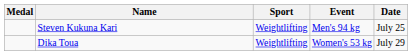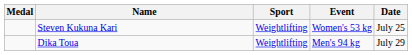(336, 27) Men's 94 kg -> (342, 27) Women's 53 kg
(342, 43) Women's 53 kg -> (336, 43) Men's 94 kg
